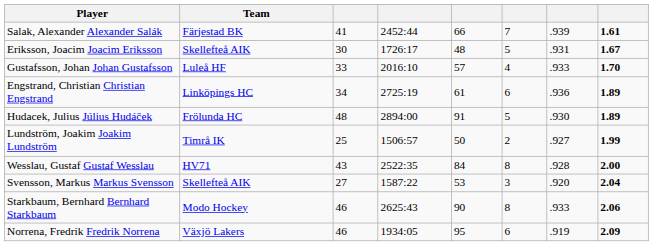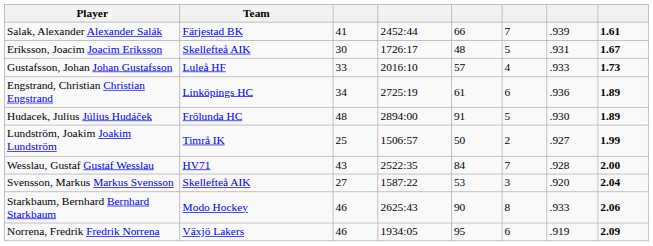(610, 67) 1.70 -> (610, 67) 1.73
(507, 165) 8 -> (507, 165) 7
